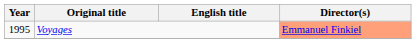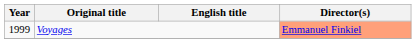(19, 30) 1995 -> (19, 30) 1999
